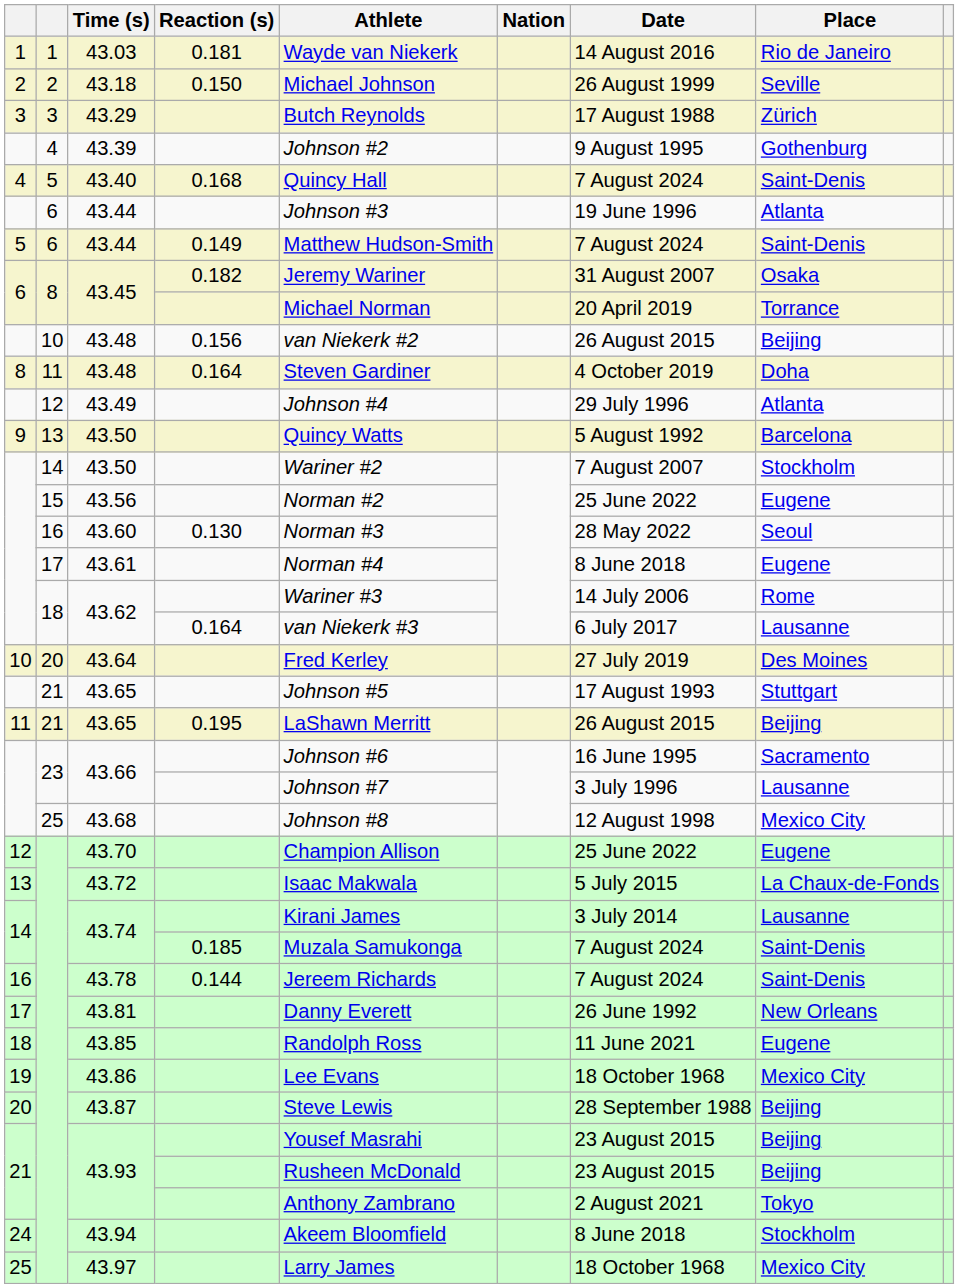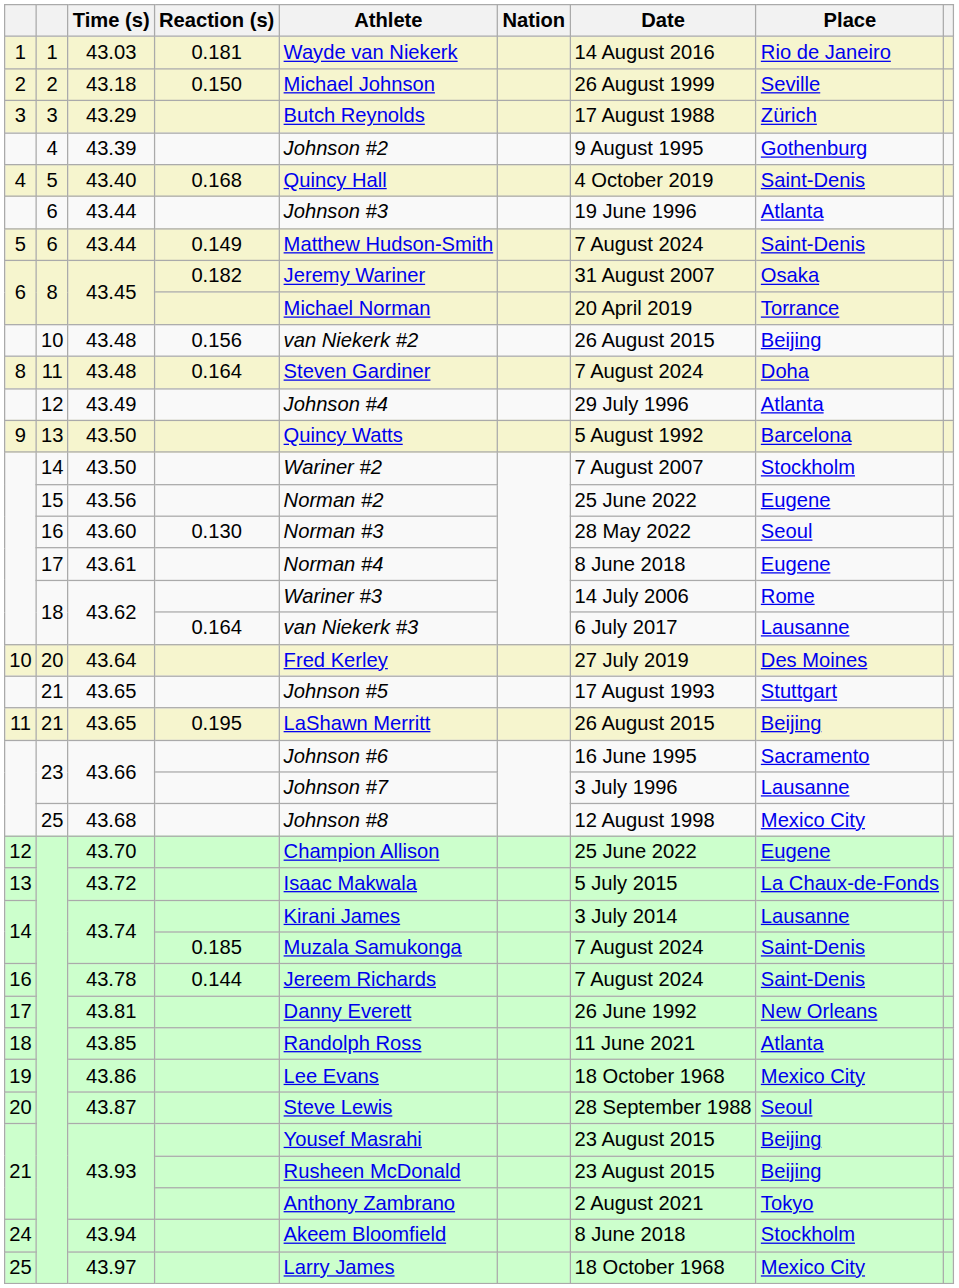(639, 180) 7 August 2024 -> (644, 180) 4 October 2019
(644, 372) 4 October 2019 -> (639, 372) 7 August 2024
(796, 1043) Eugene -> (792, 1043) Atlanta
(791, 1107) Beijing -> (787, 1107) Seoul
